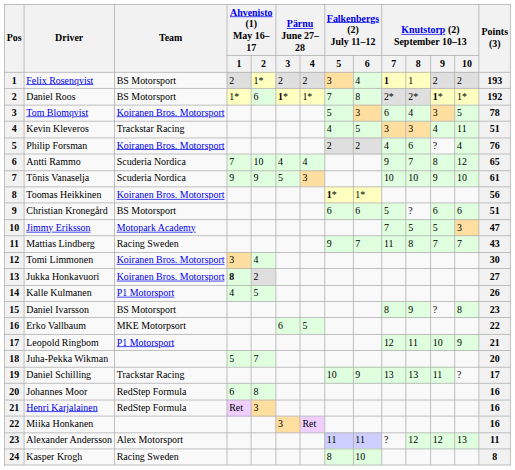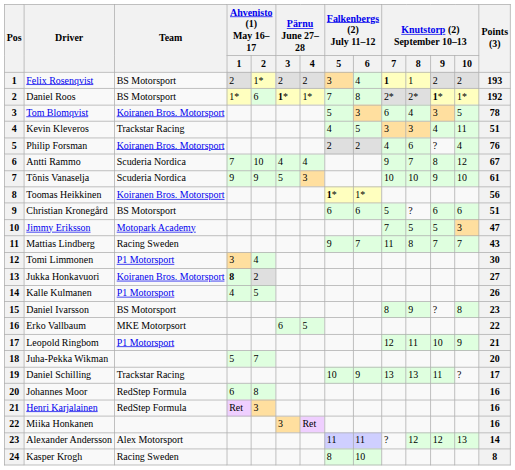(495, 161) 65 -> (495, 161) 67
(171, 260) Koiranen Bros. Motorsport -> (146, 260) P1 Motorsport
(495, 440) 11 -> (495, 440) 14
